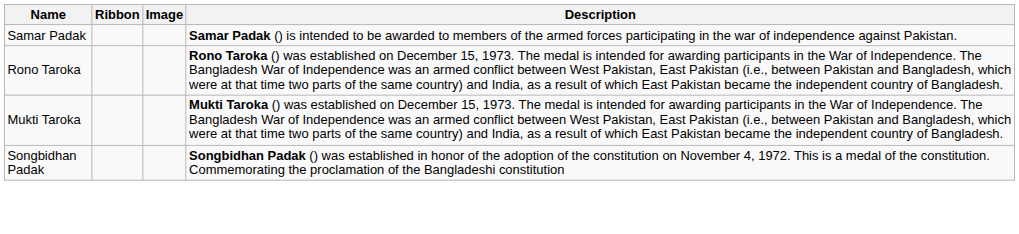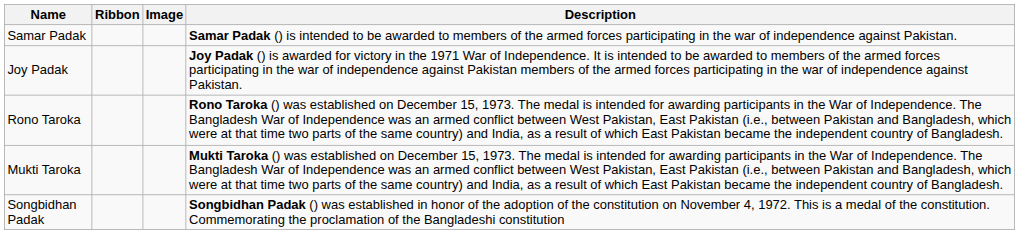+ row: (38, 70)
